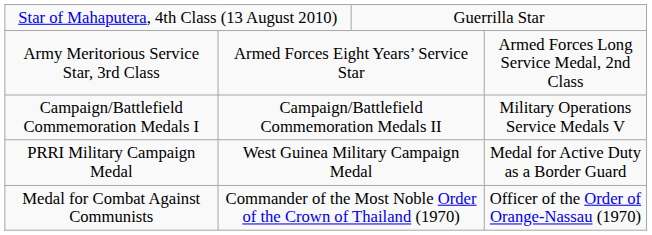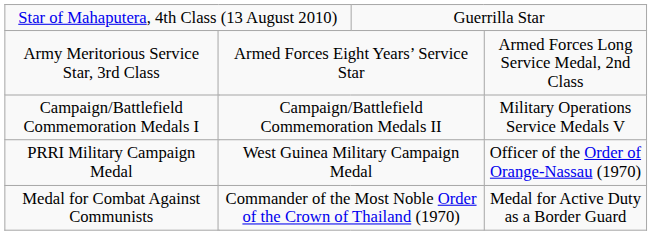(565, 162) Medal for Active Duty as a Border Guard -> (565, 162) Officer of the Order of Orange-Nassau (1970)
(565, 207) Officer of the Order of Orange-Nassau (1970) -> (565, 207) Medal for Active Duty as a Border Guard
